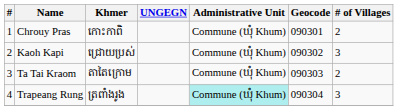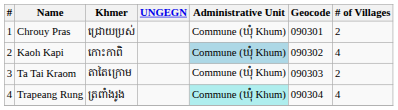(105, 31) កោះកាពិ -> (112, 31) ជ្រោយប្រស់
(112, 52) ជ្រោយប្រស់ -> (105, 52) កោះកាពិ
(239, 52) no background -> (239, 52) lightblue background
(338, 53) 3 -> (338, 53) 4
(338, 95) 3 -> (338, 95) 4
